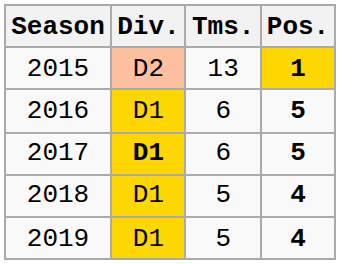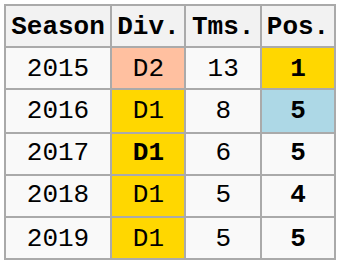(223, 111) 6 -> (223, 111) 8
(298, 111) no background -> (298, 111) lightblue background
(298, 238) 4 -> (298, 238) 5
